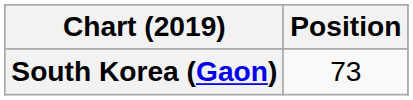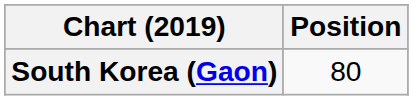(346, 71) 73 -> (346, 71) 80
